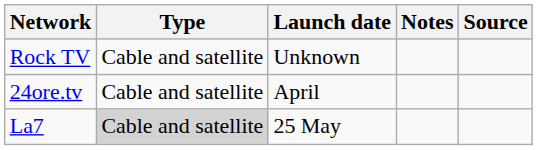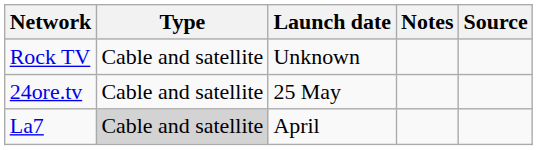(297, 91) April -> (307, 91) 25 May
(307, 126) 25 May -> (297, 126) April
